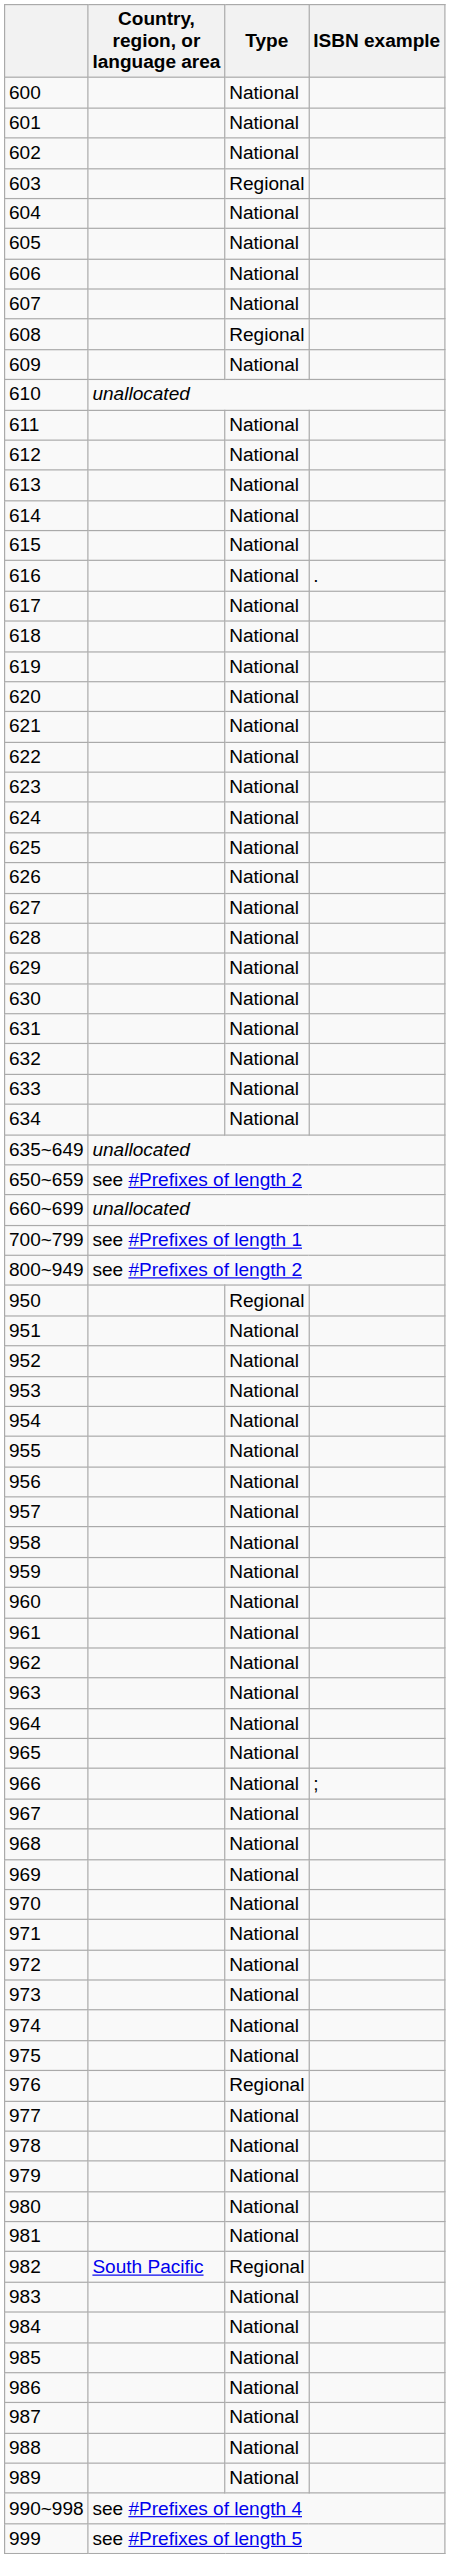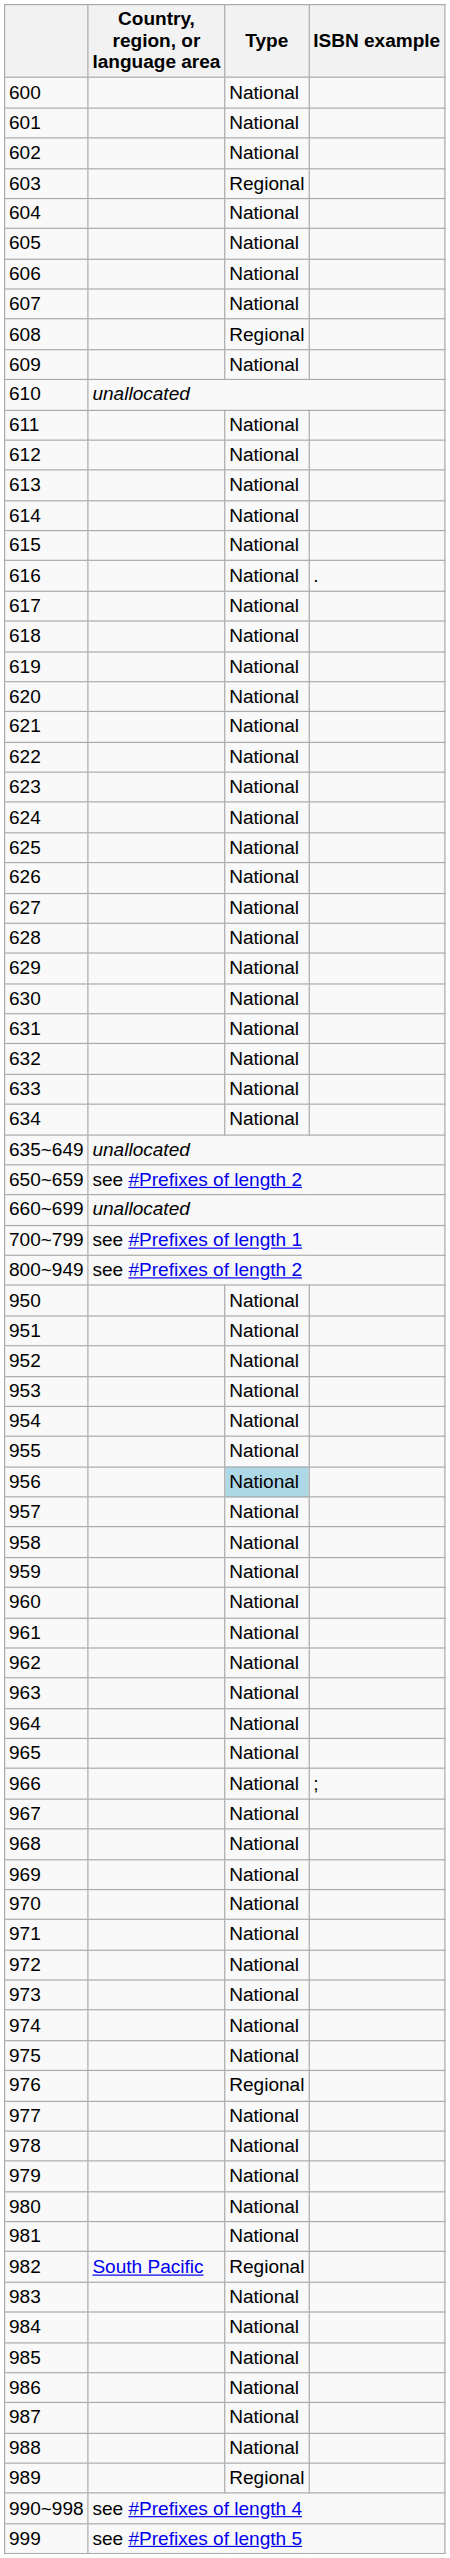(267, 1300) Regional -> (264, 1300) National
(264, 1481) no background -> (264, 1481) lightblue background
(264, 2478) National -> (267, 2478) Regional
